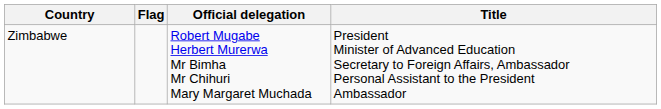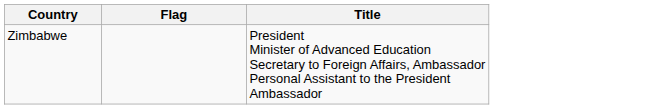- column: (249, 14)
